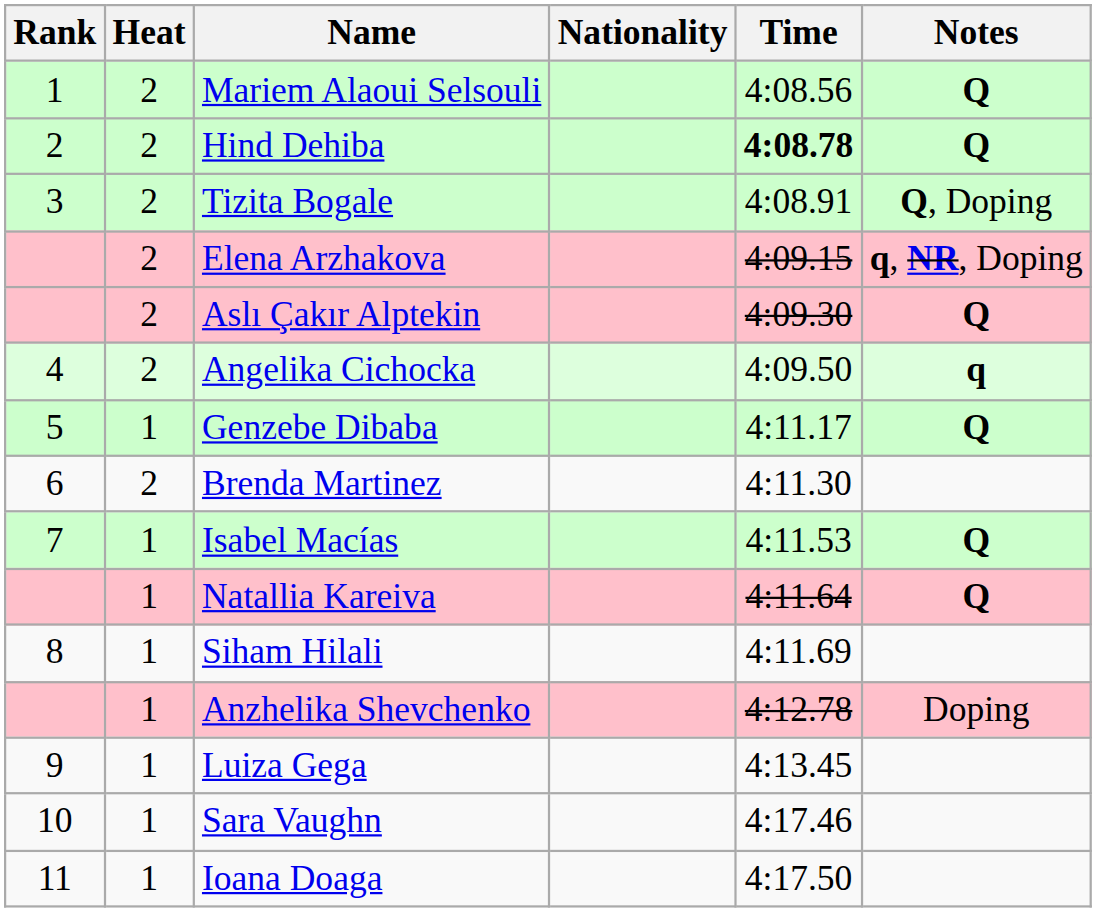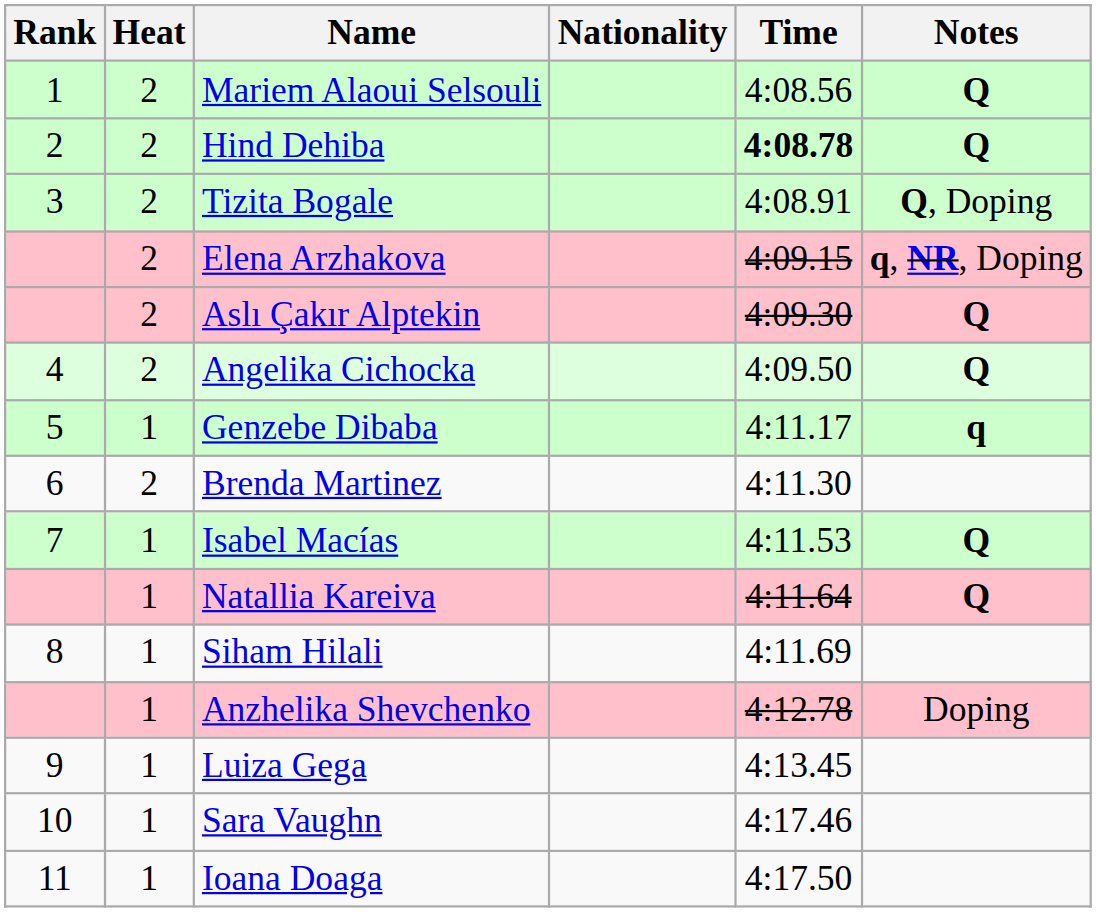(976, 370) q -> (976, 370) Q
(976, 426) Q -> (976, 426) q
